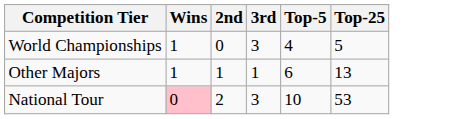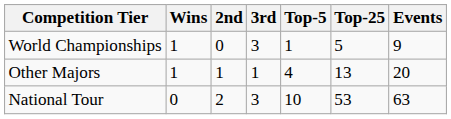+ column: (418, 18)
(289, 45) 4 -> (289, 45) 1
(289, 72) 6 -> (289, 72) 4
(174, 99) pink background -> (174, 99) no background
